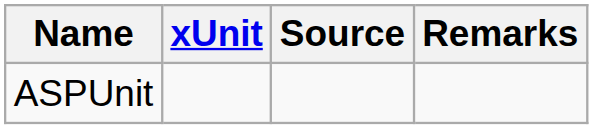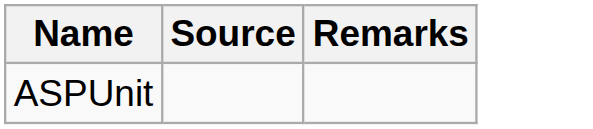- column: (217, 33)
